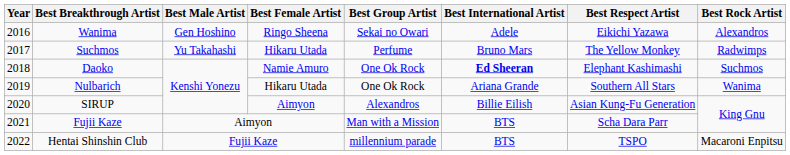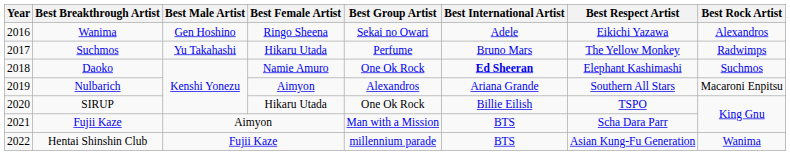(296, 86) Hikaru Utada -> (296, 86) Aimyon
(393, 86) One Ok Rock -> (393, 86) Alexandros
(742, 86) Wanima -> (742, 86) Macaroni Enpitsu
(296, 104) Aimyon -> (296, 104) Hikaru Utada
(393, 104) Alexandros -> (393, 104) One Ok Rock
(633, 104) Asian Kung-Fu Generation -> (633, 104) TSPO
(633, 141) TSPO -> (633, 141) Asian Kung-Fu Generation
(742, 141) Macaroni Enpitsu -> (742, 141) Wanima
